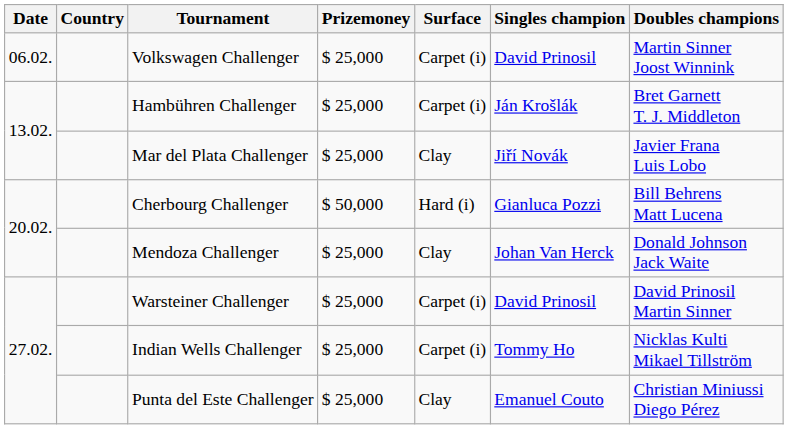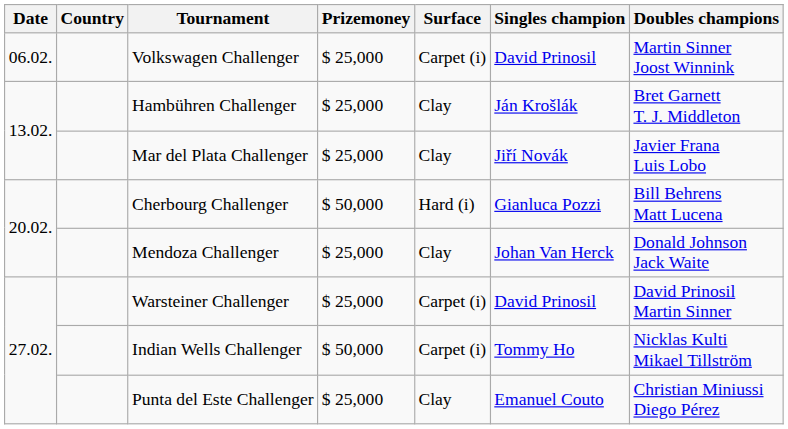(452, 105) Carpet (i) -> (435, 105) Clay
(352, 349) $ 25,000 -> (352, 349) $ 50,000
